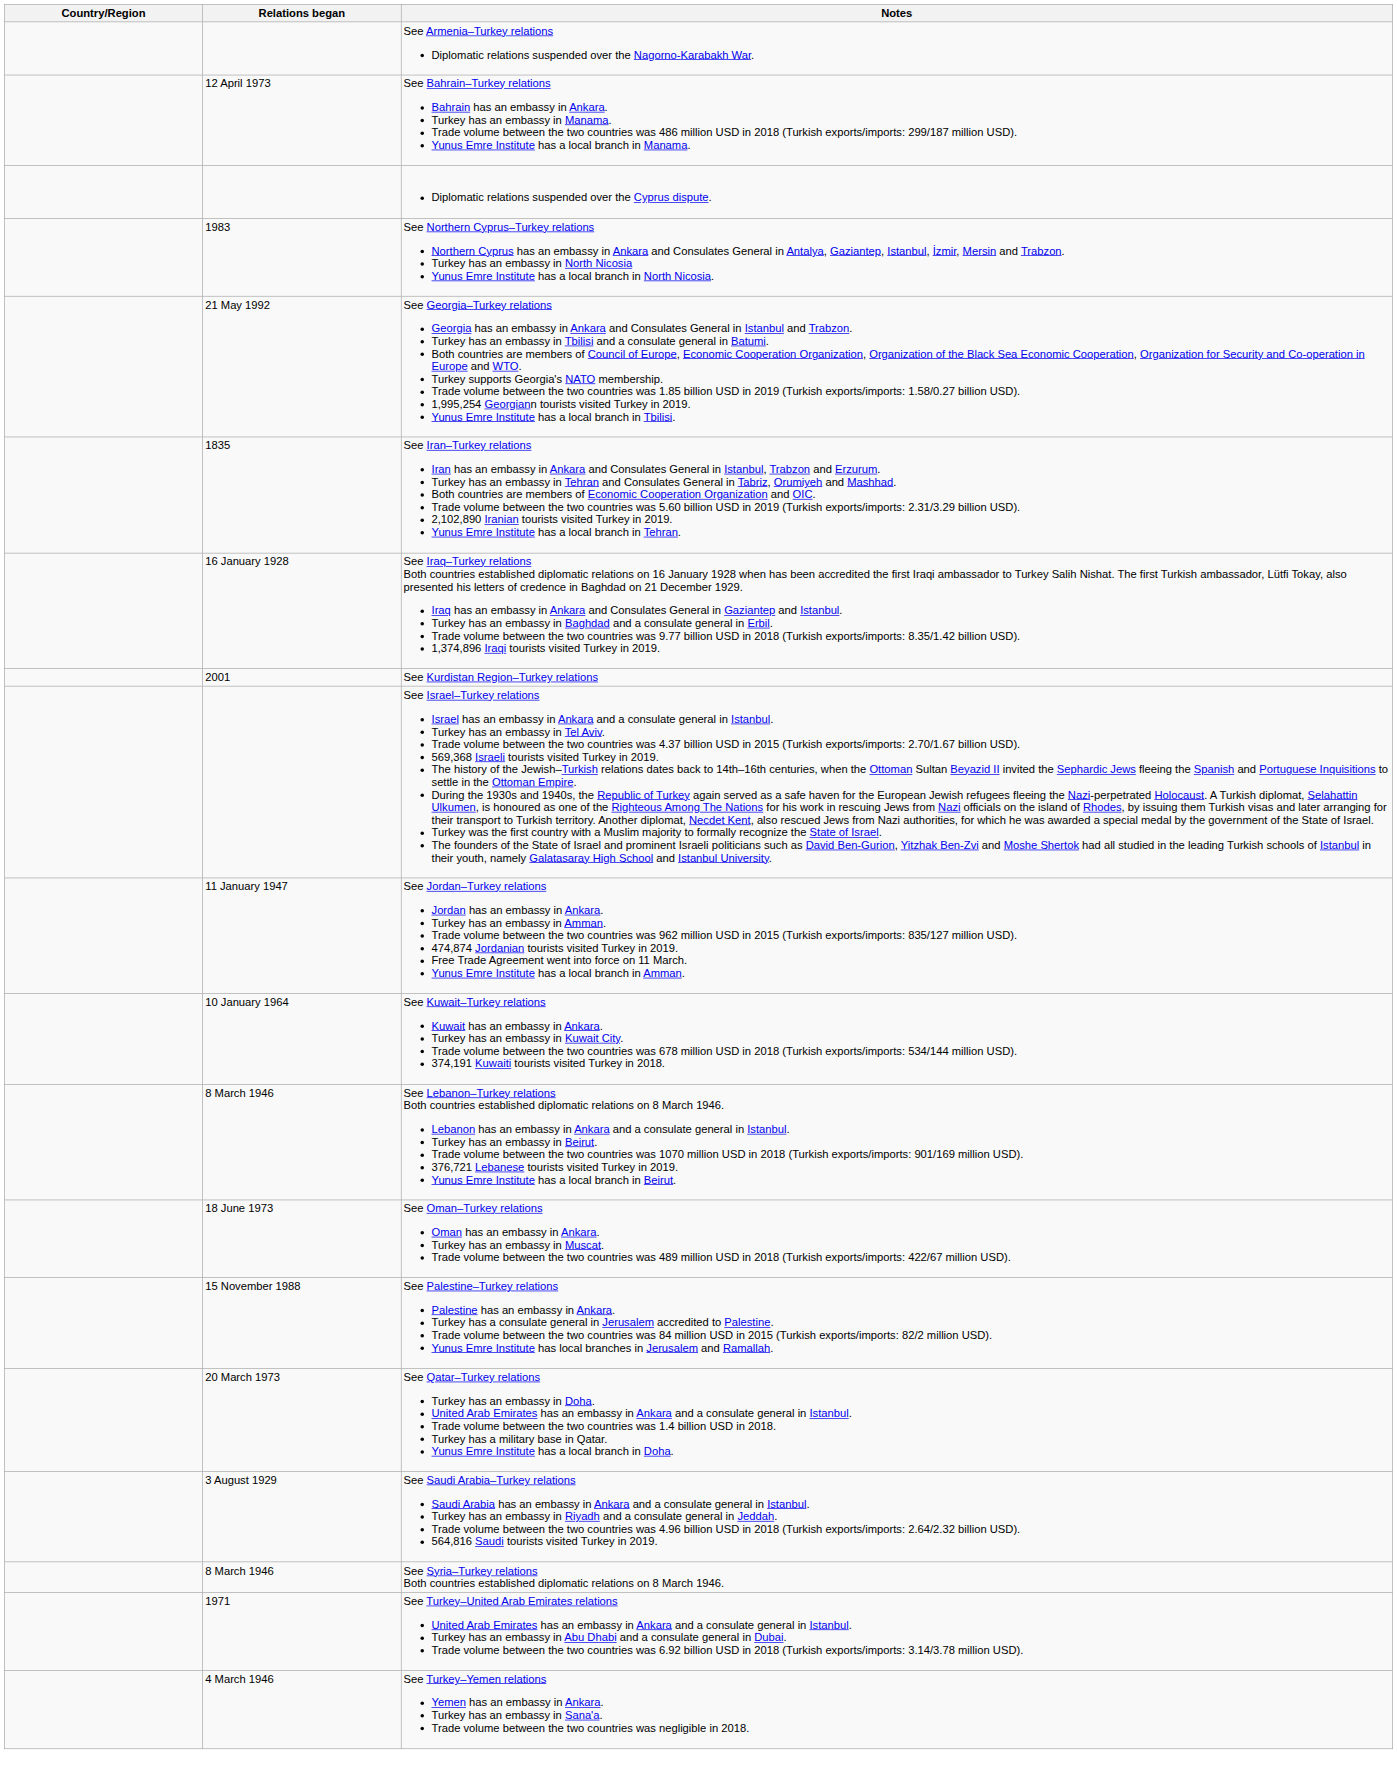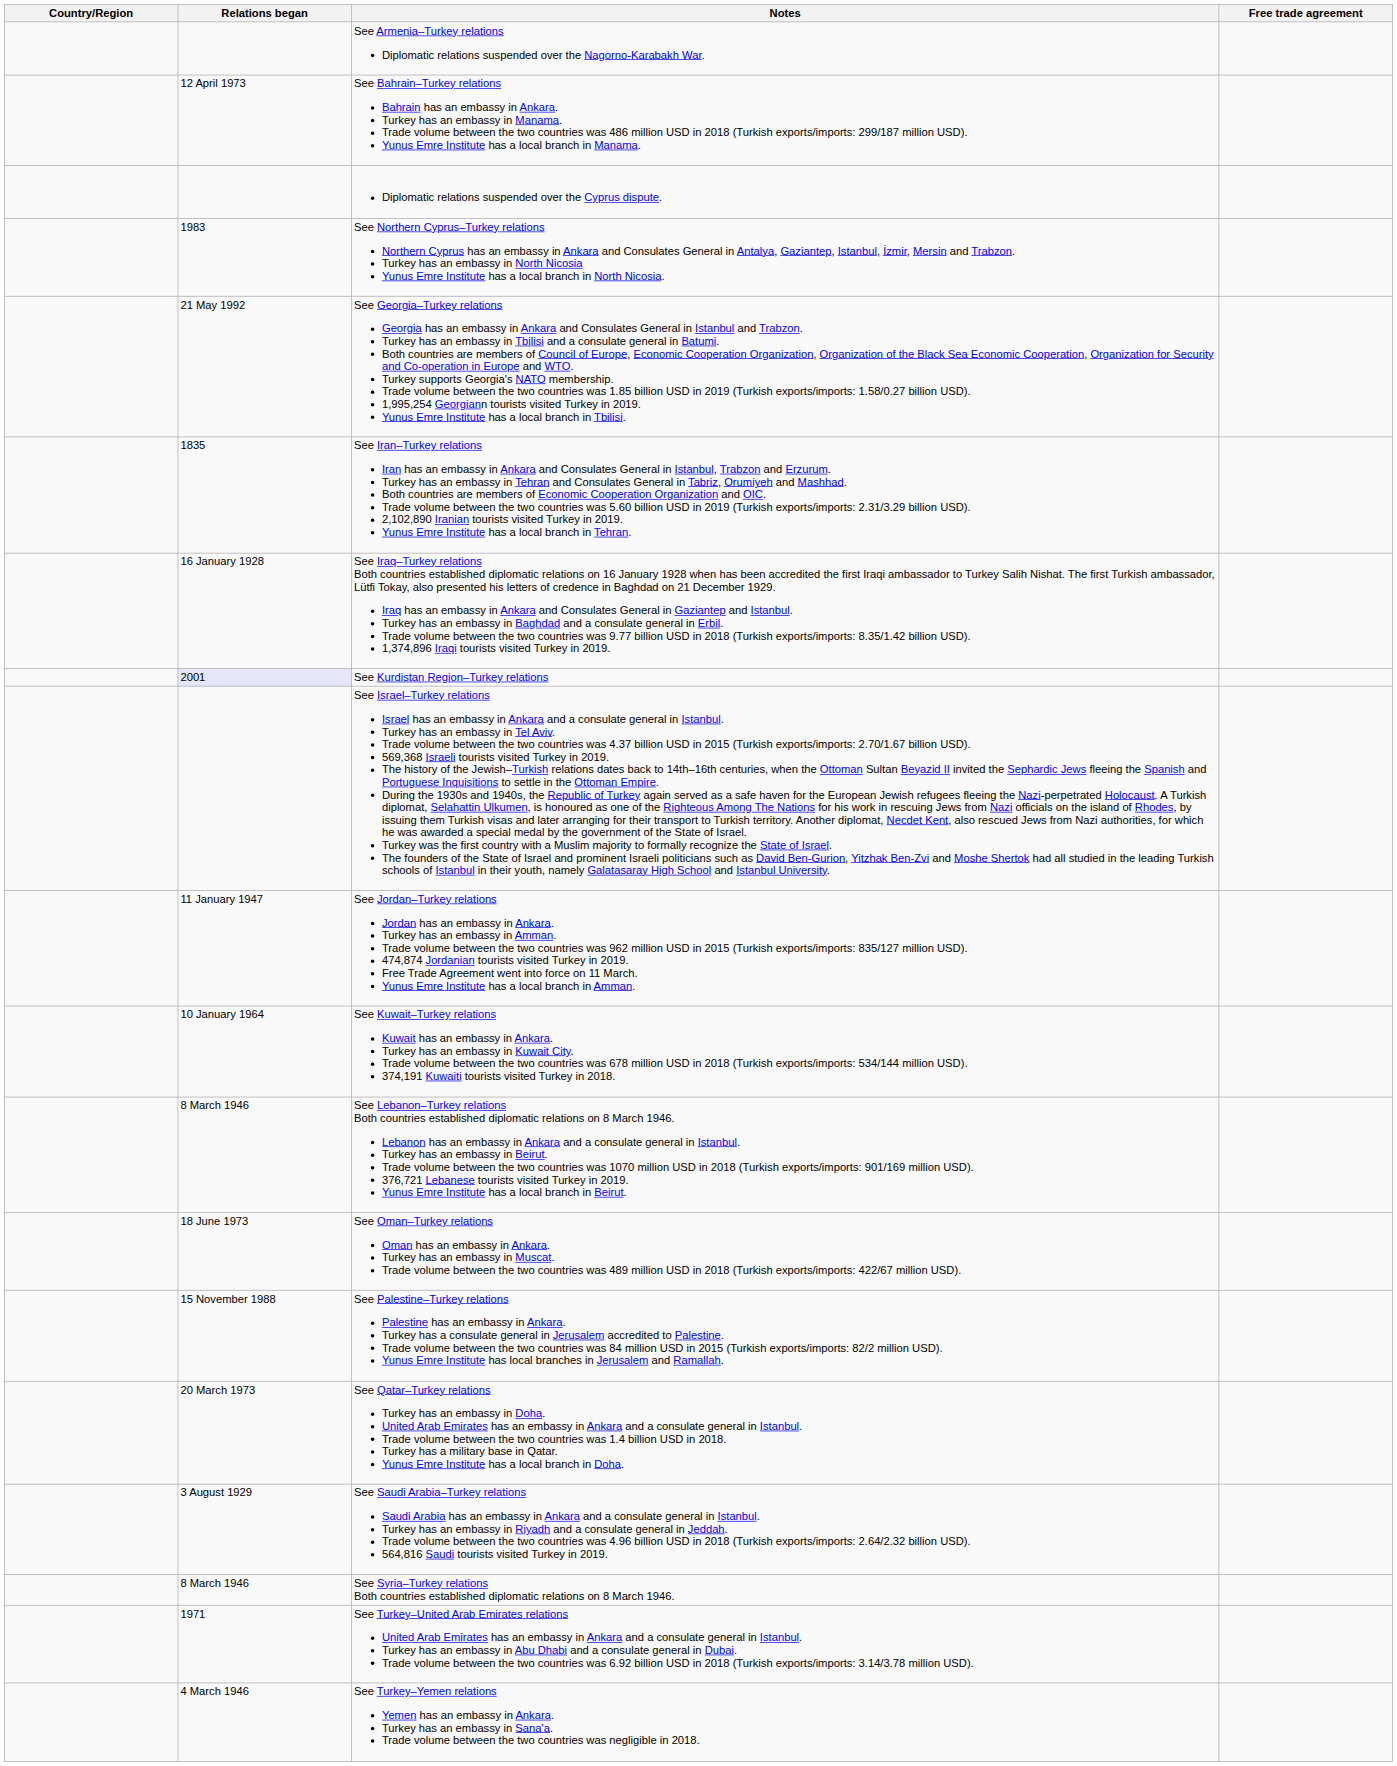+ column: (1306, 13)
(218, 677) no background -> (193, 677) lavender background
